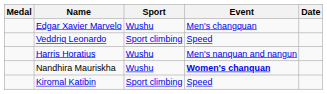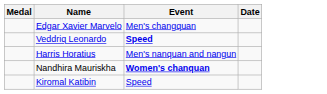- column: (154, 12)
(199, 40) normal -> (139, 40) bold
